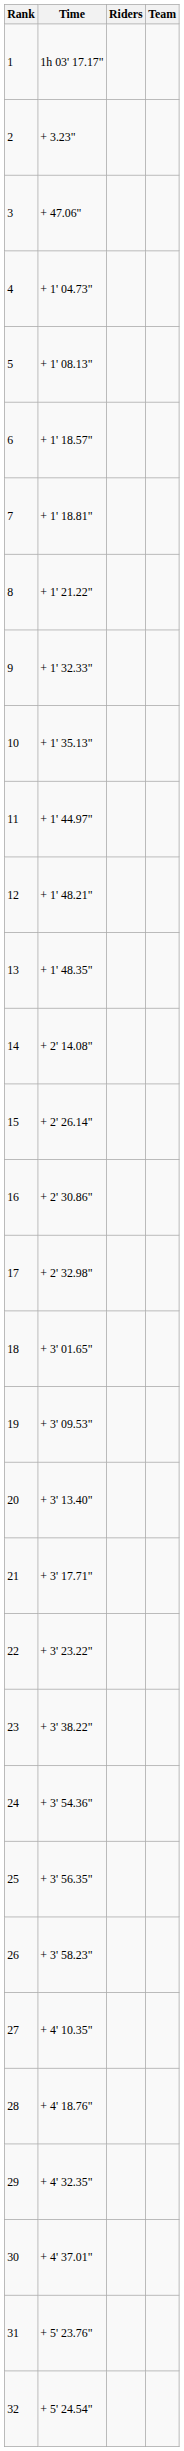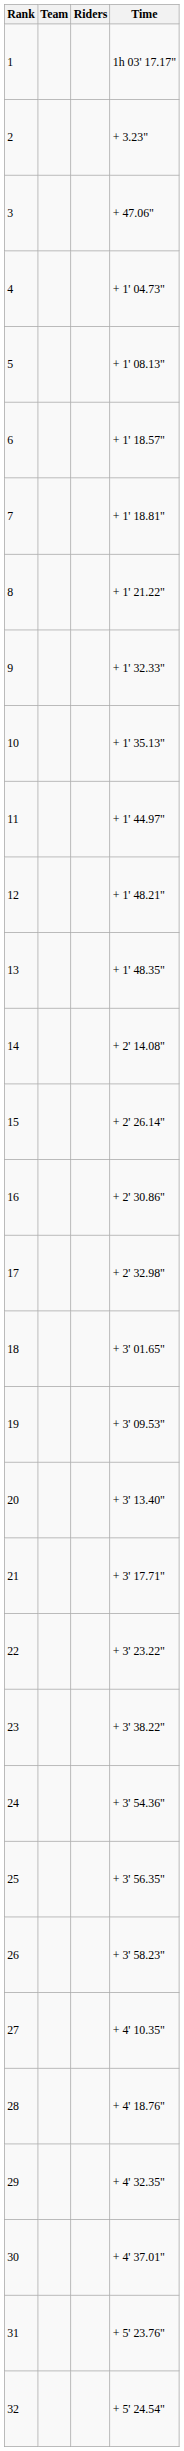columns swapped: (162, 14) <-> (72, 14)
